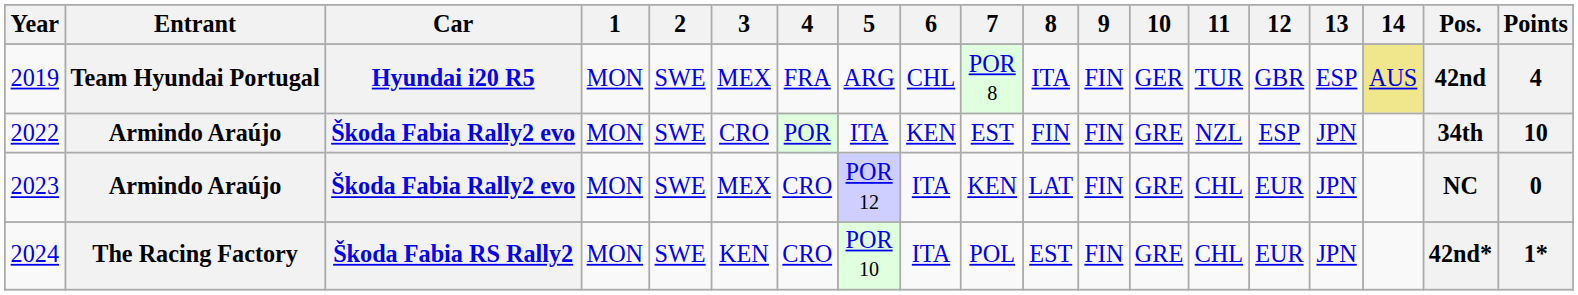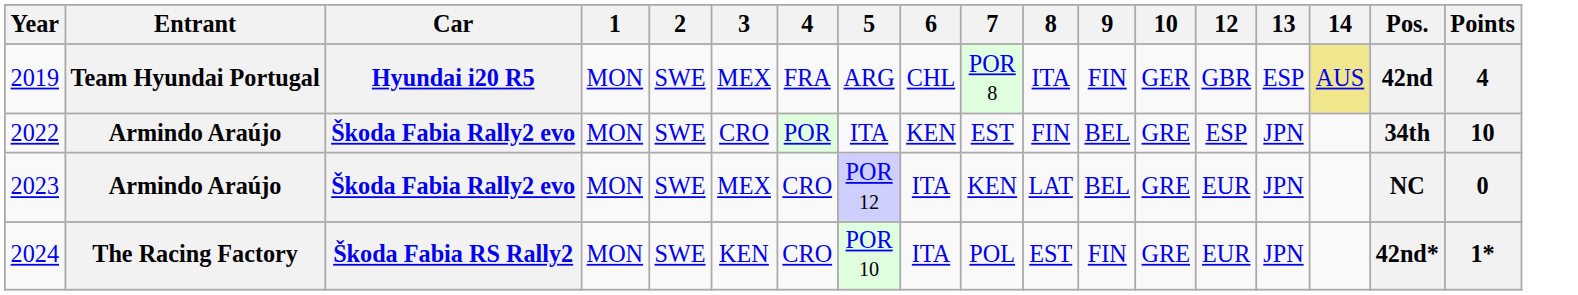- column: (1219, 24)
(1104, 132) FIN -> (1107, 132) BEL
(1104, 186) FIN -> (1107, 186) BEL
